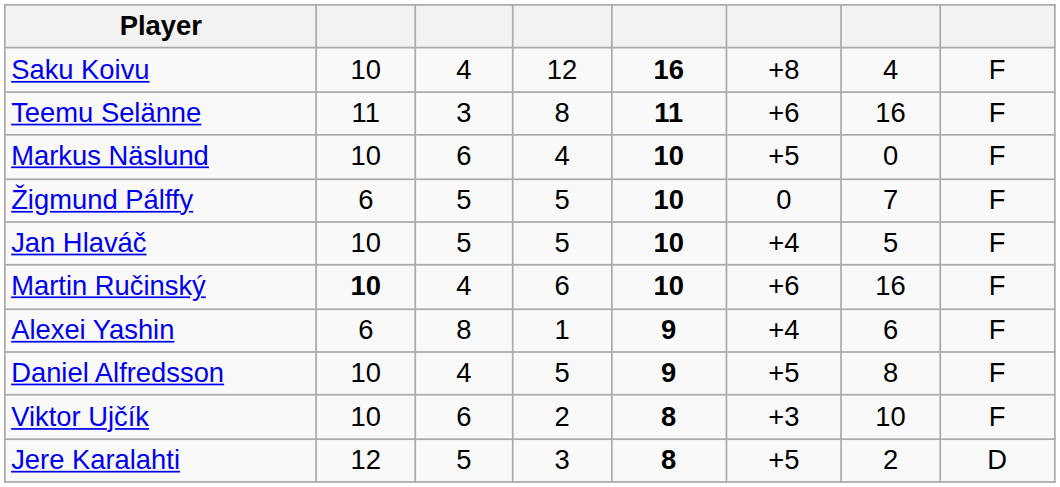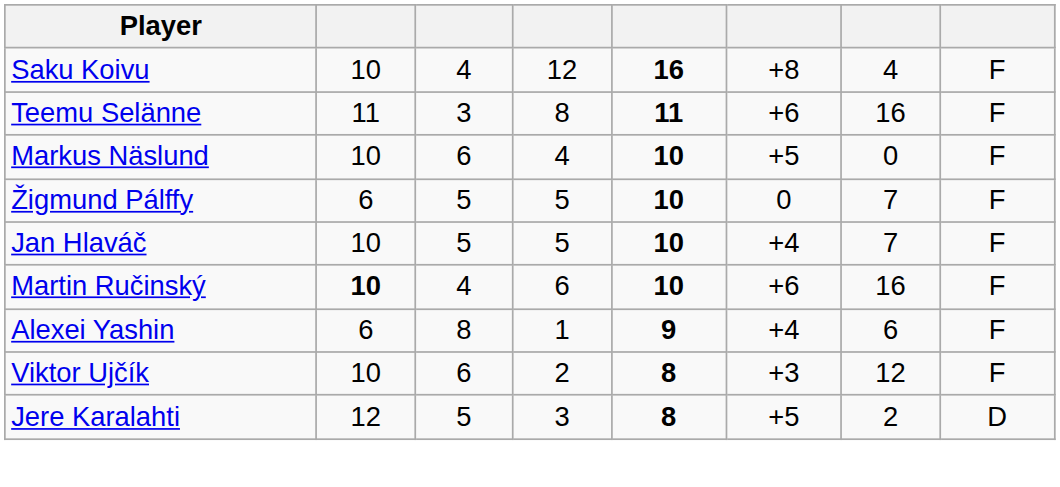(891, 243) 5 -> (891, 243) 7
- row: (118, 373)
(891, 416) 10 -> (891, 373) 12
